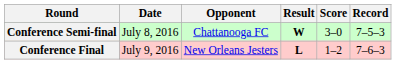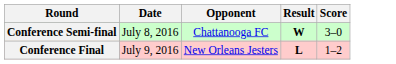- column: (370, 13)
